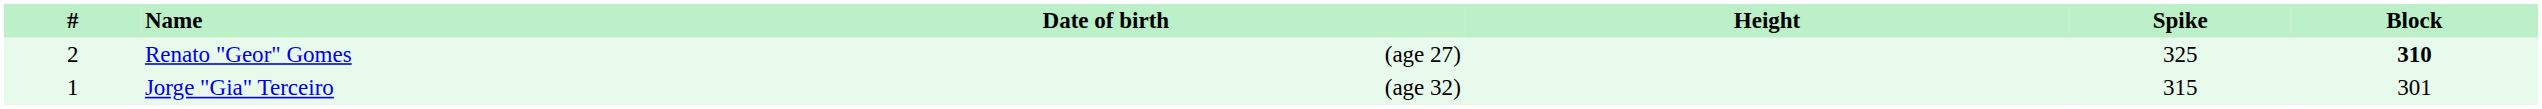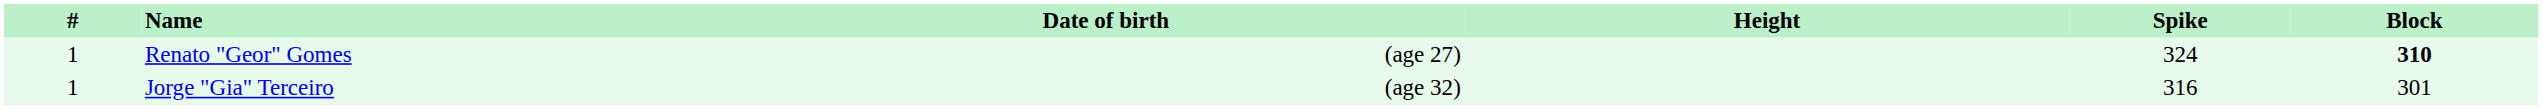(73, 54) 2 -> (73, 54) 1
(2180, 54) 325 -> (2180, 54) 324
(2180, 87) 315 -> (2180, 87) 316
